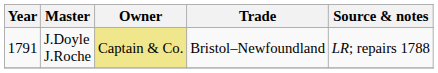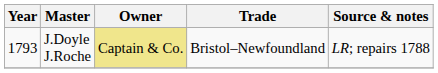(23, 47) 1791 -> (23, 47) 1793
